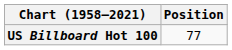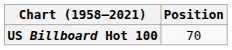(194, 35) 77 -> (194, 35) 70
